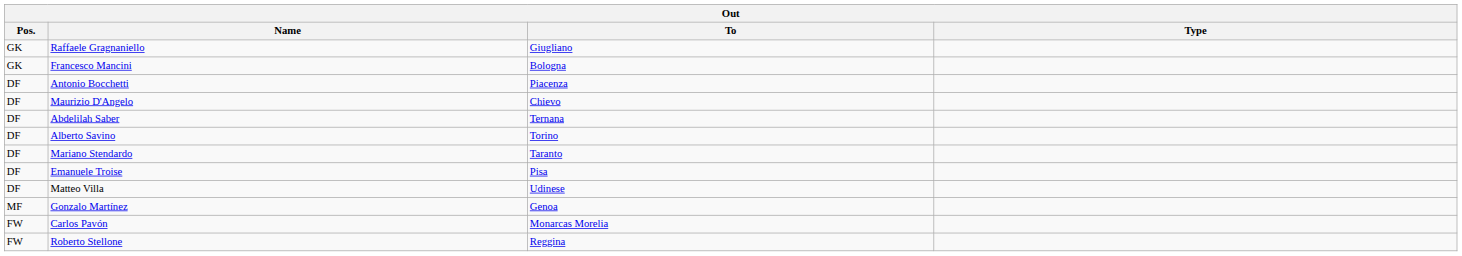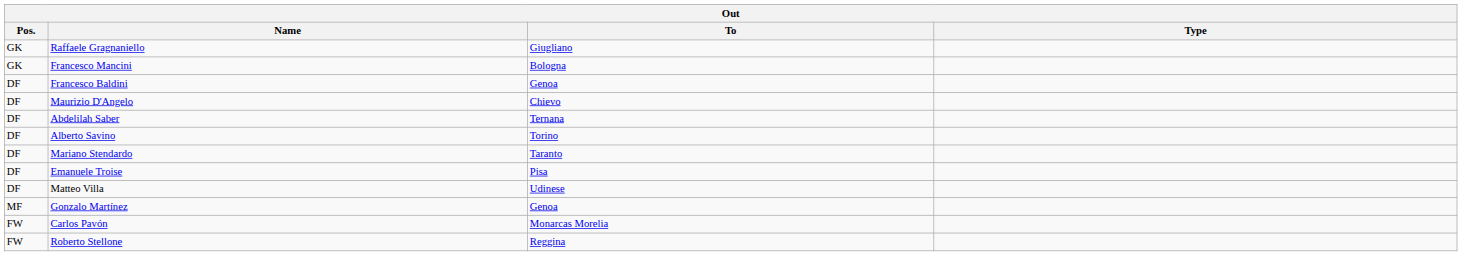+ row: (89, 83)
- row: (90, 83)
